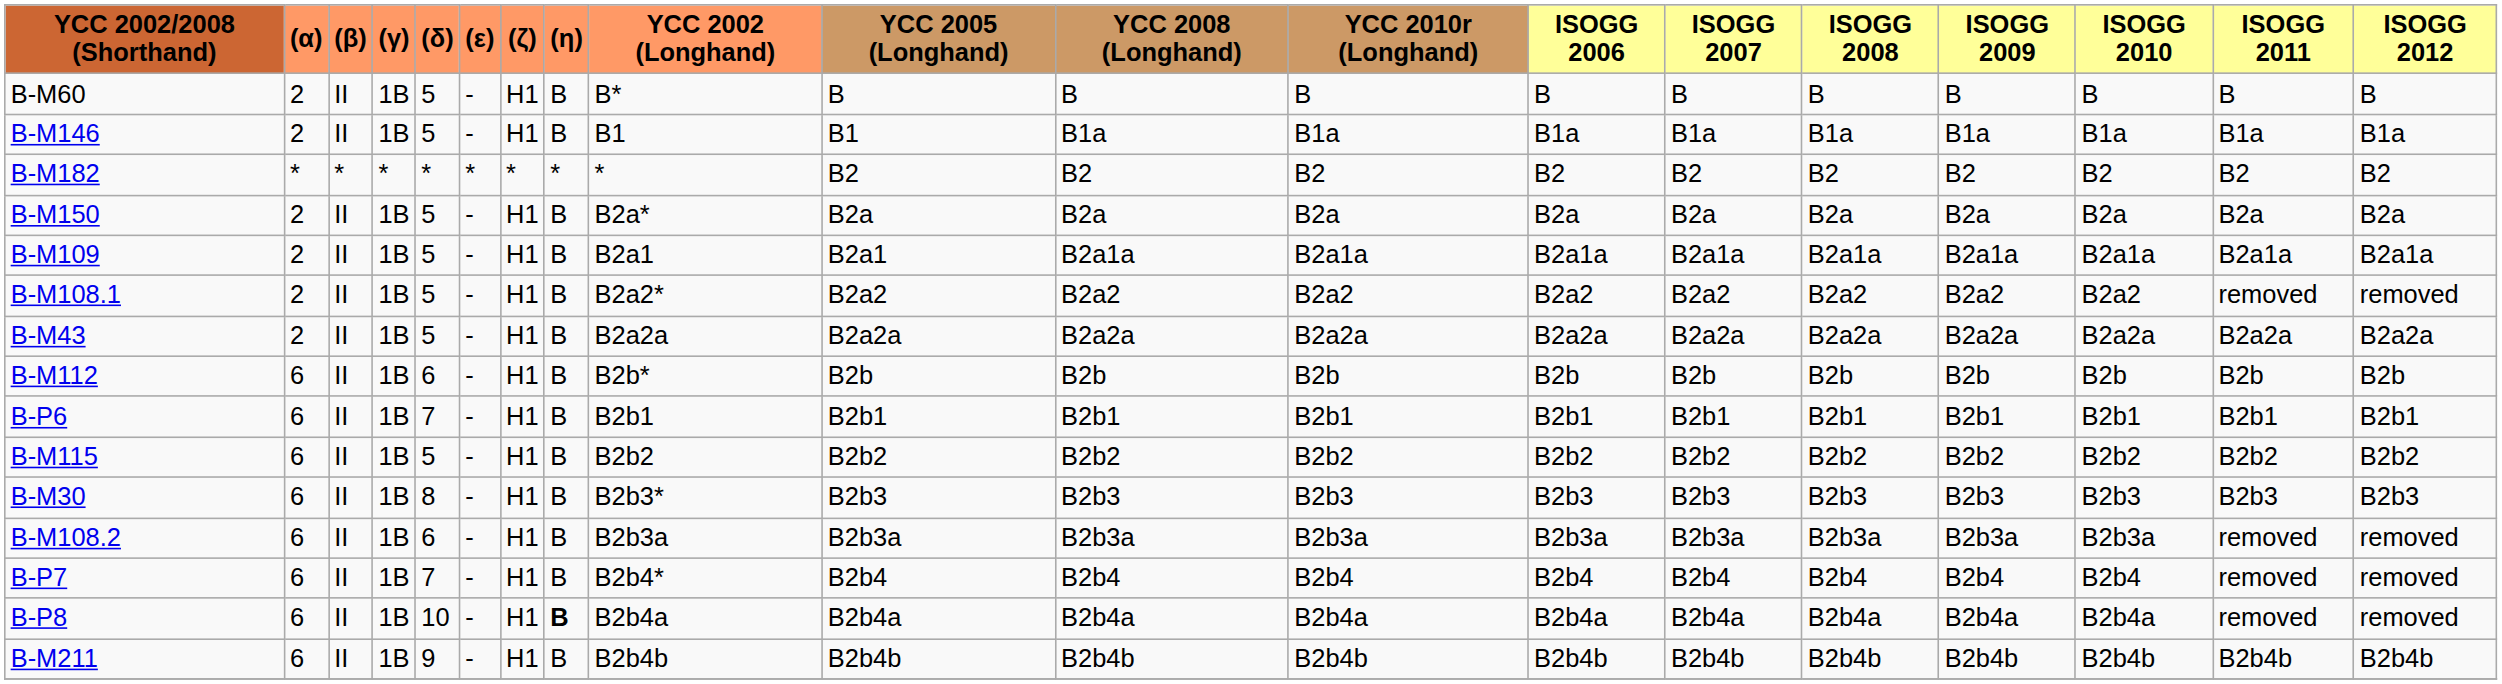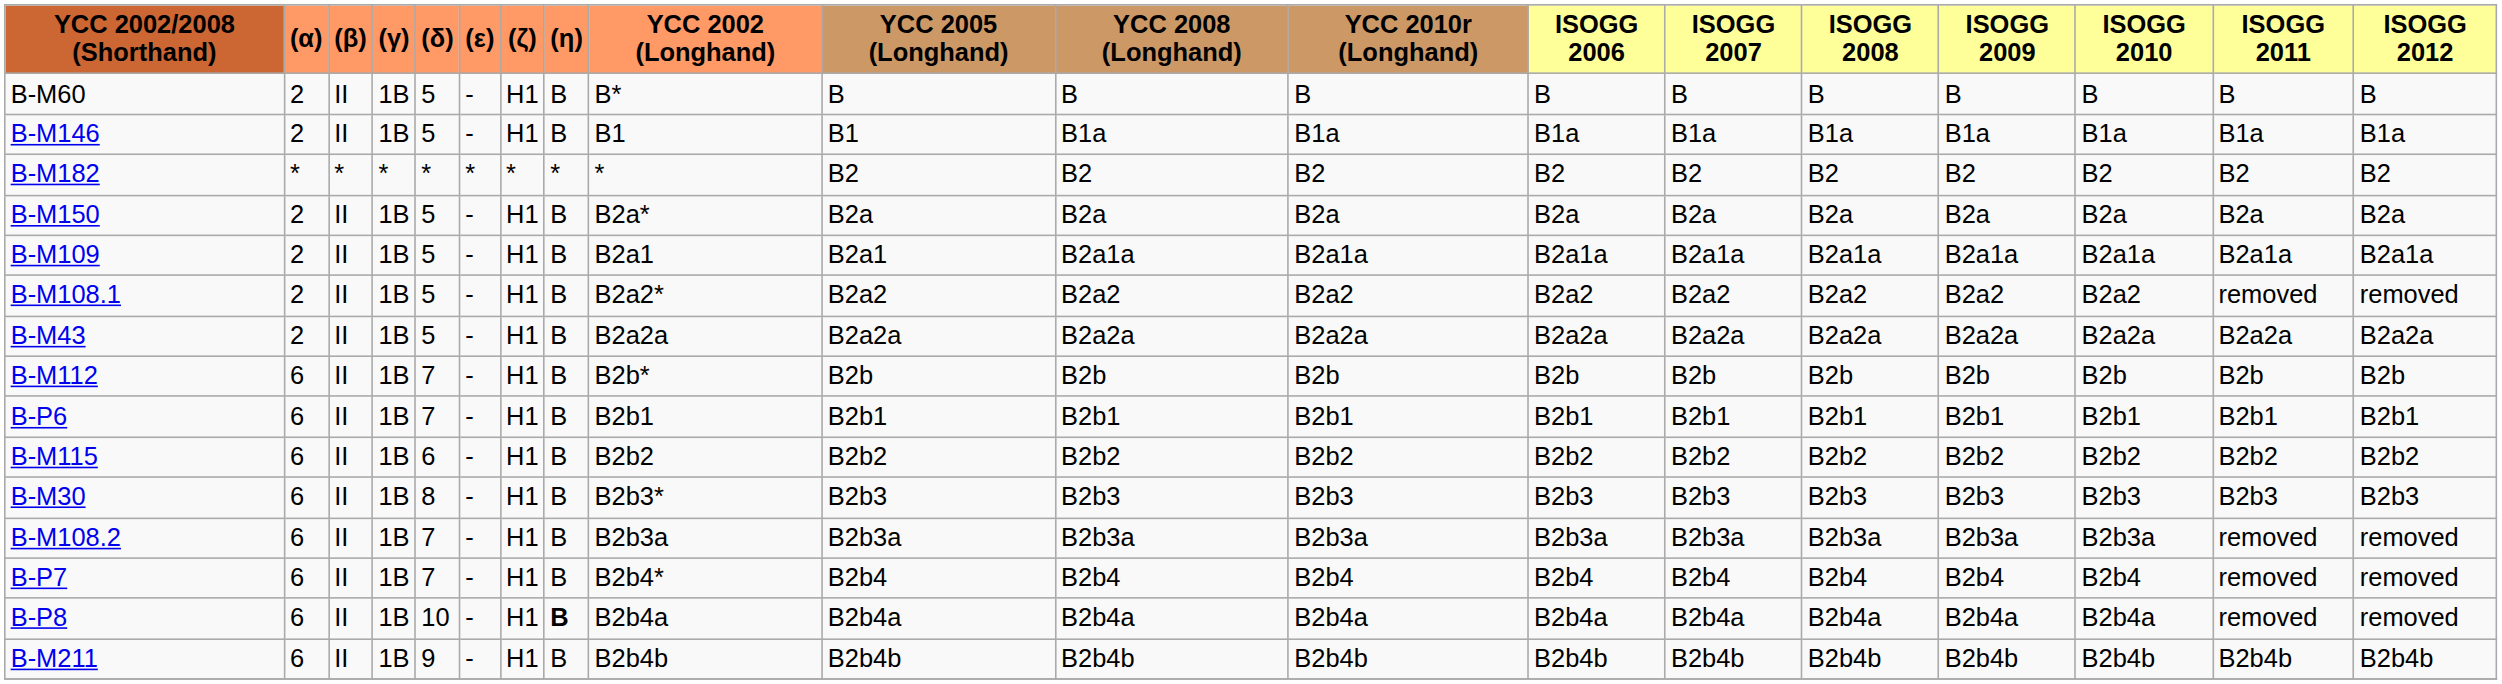(428, 376) 6 -> (428, 376) 7
(428, 456) 5 -> (428, 456) 6
(428, 537) 6 -> (428, 537) 7
